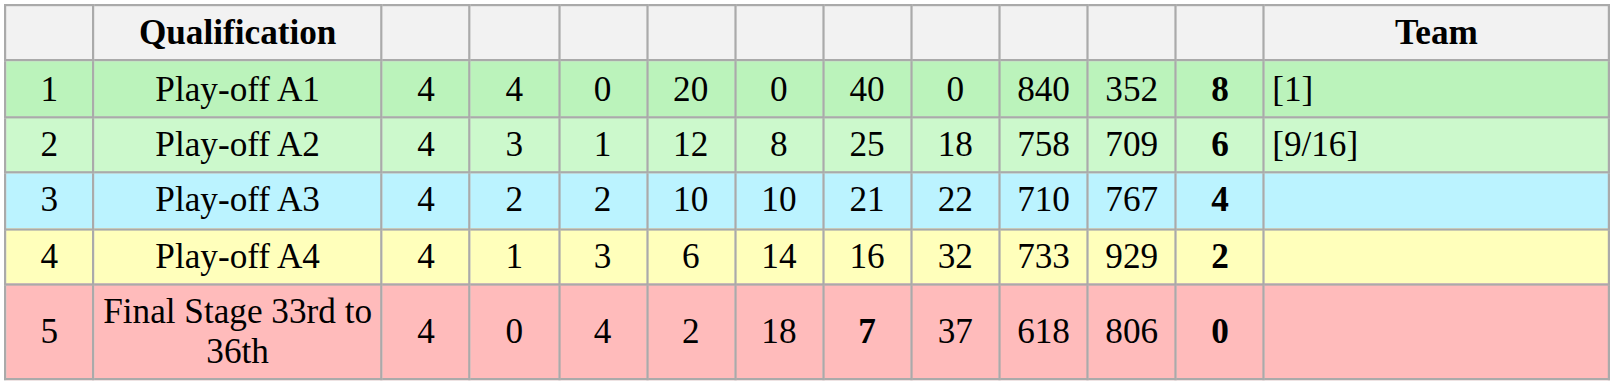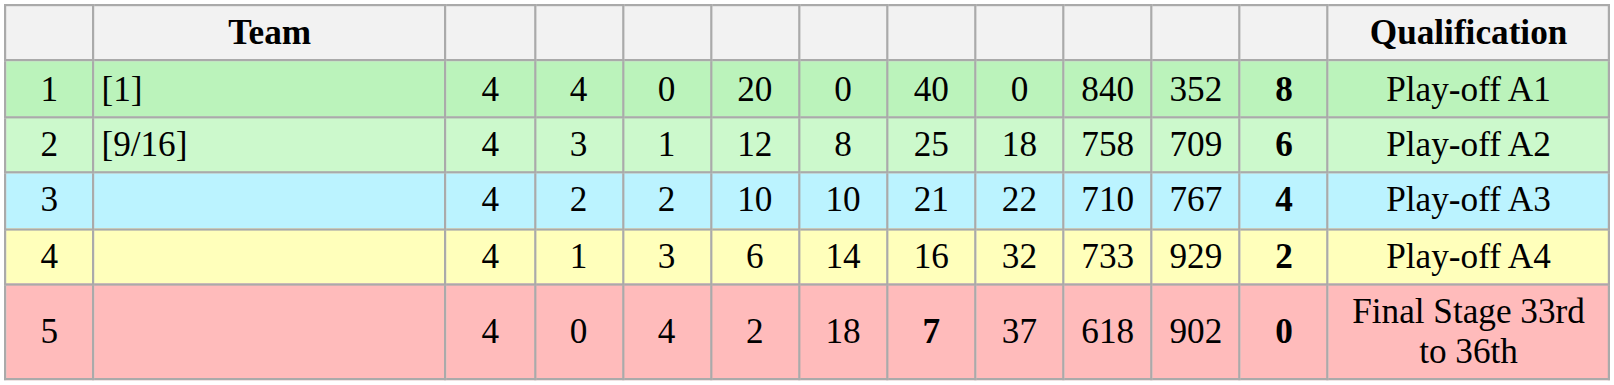columns swapped: (1436, 32) <-> (238, 32)
(1132, 331) 806 -> (1196, 331) 902
